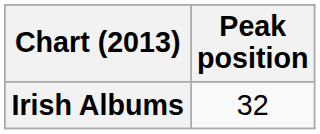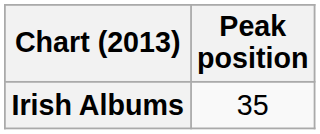(253, 104) 32 -> (253, 104) 35
